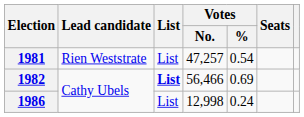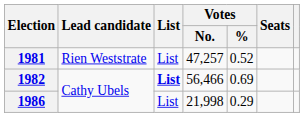(242, 58) 0.54 -> (242, 58) 0.52
(205, 101) 12,998 -> (205, 101) 21,998
(242, 101) 0.24 -> (242, 101) 0.29
